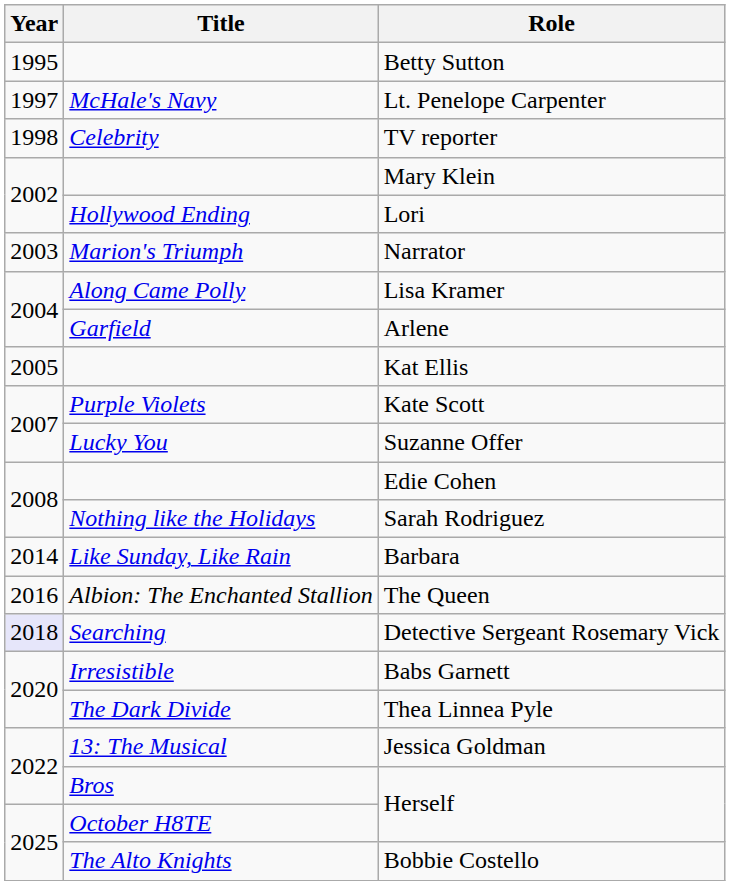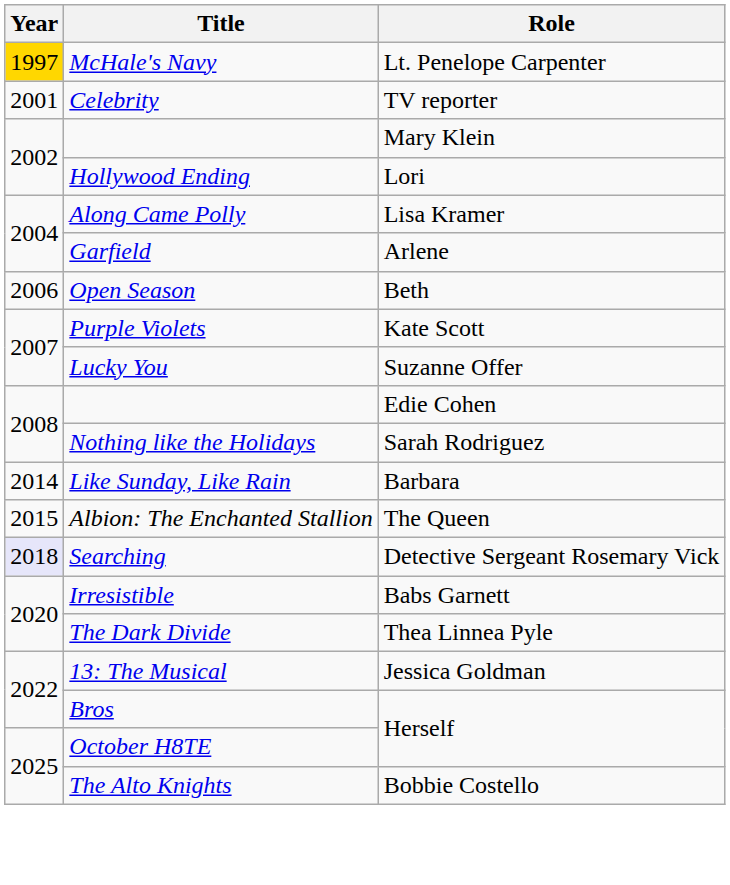- row: (221, 62)
(34, 99) no background -> (34, 61) gold background
(34, 137) 1998 -> (34, 99) 2001
- row: (156, 251)
- row: (221, 366)
+ row: (132, 289)
(34, 594) 2016 -> (34, 518) 2015
